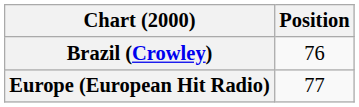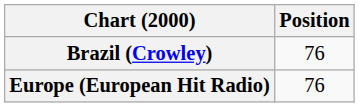(314, 85) 77 -> (314, 85) 76
